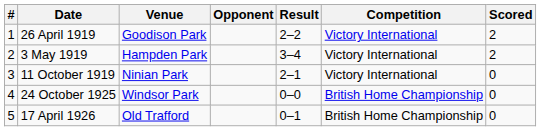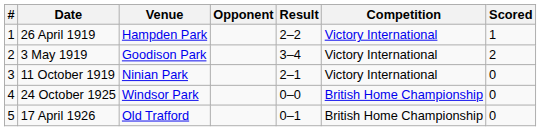(164, 34) Goodison Park -> (165, 34) Hampden Park
(493, 34) 2 -> (493, 34) 1
(165, 54) Hampden Park -> (164, 54) Goodison Park
